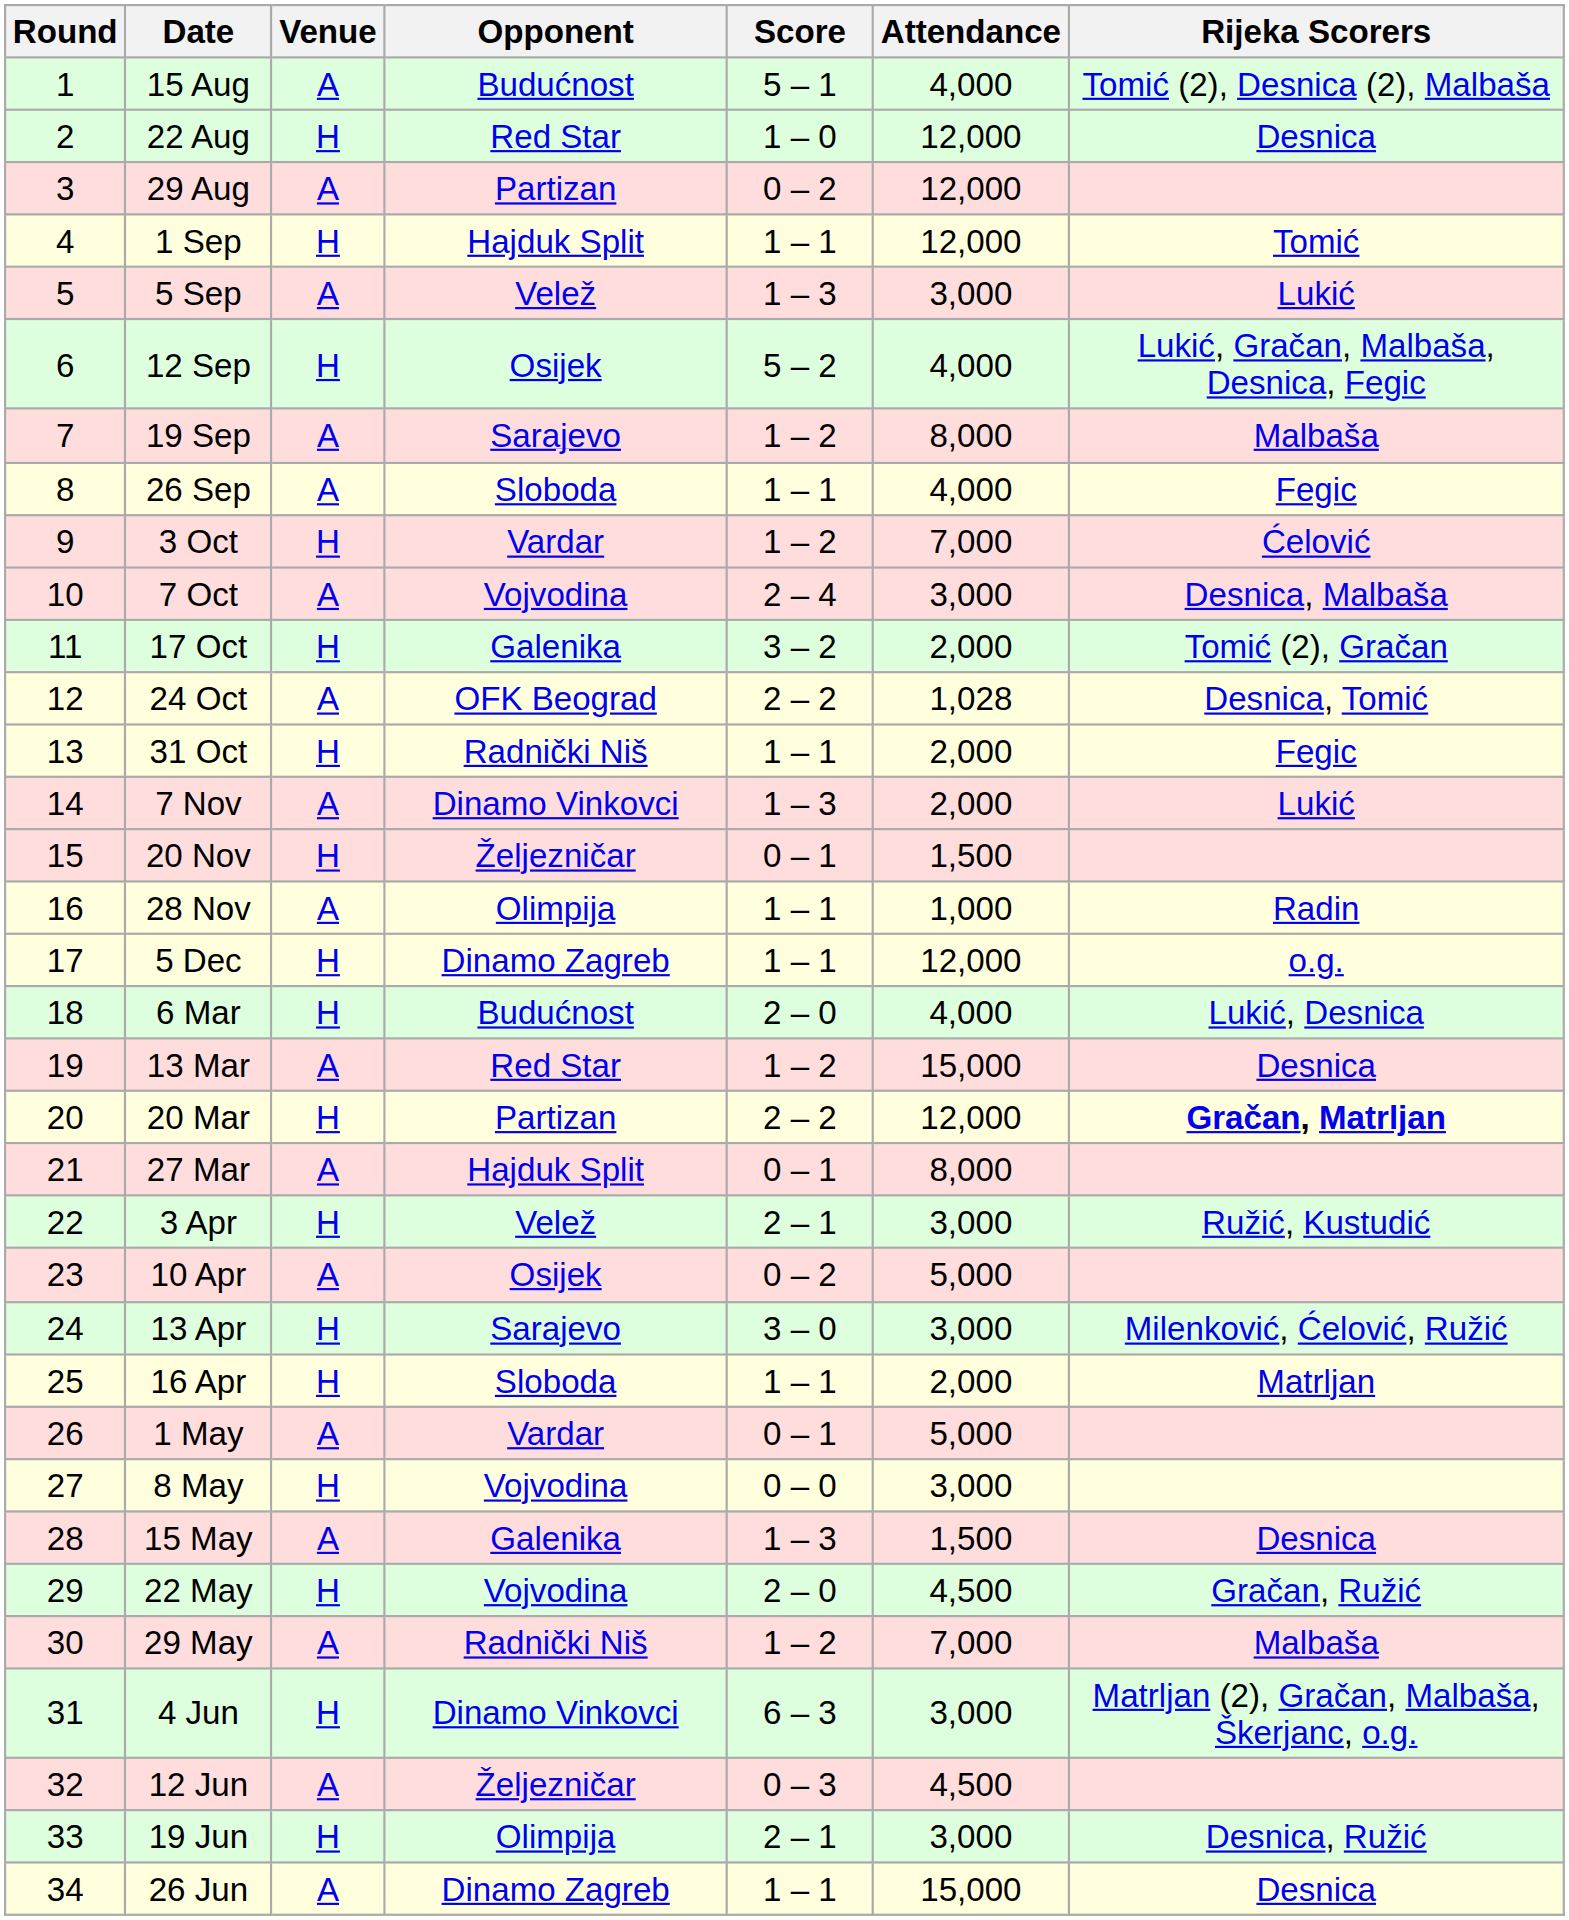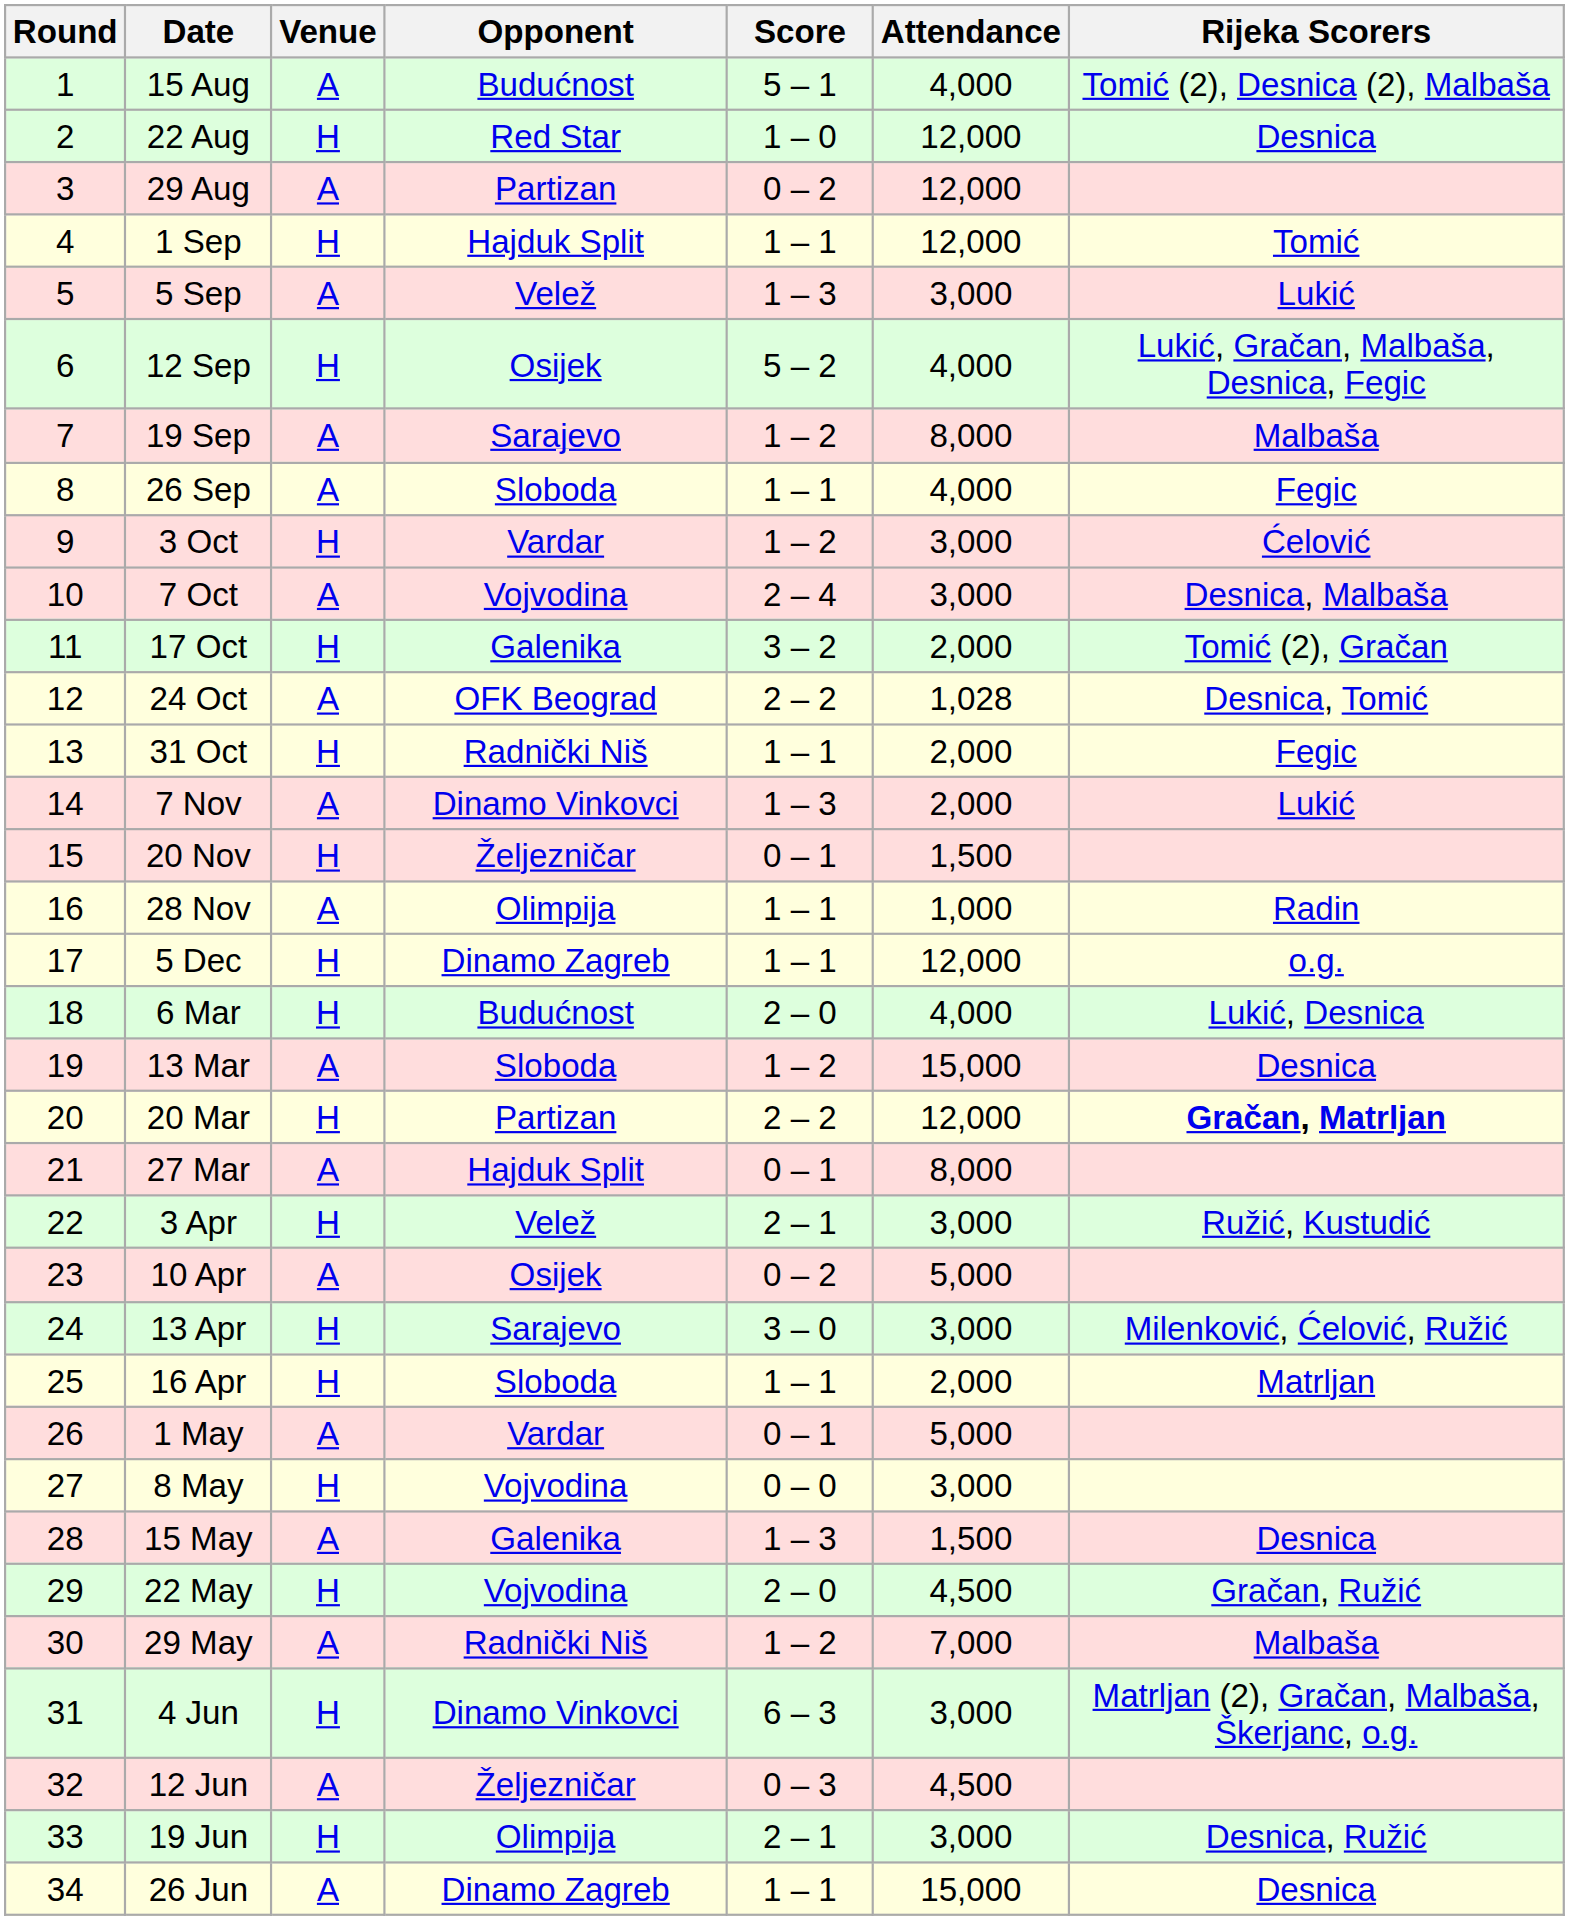(971, 541) 7,000 -> (971, 541) 3,000
(556, 1065) Red Star -> (556, 1065) Sloboda
